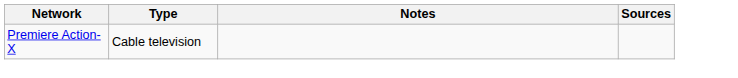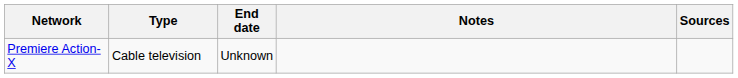+ column: (247, 21)
